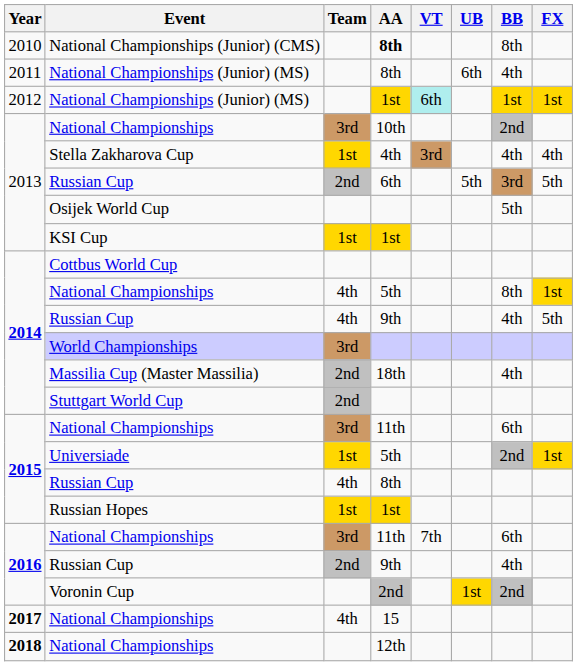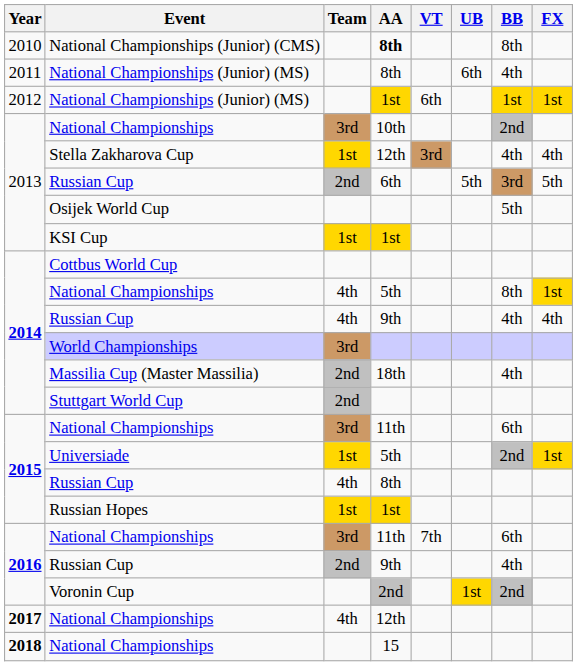(431, 100) paleturquoise background -> (431, 100) no background
(391, 154) 4th -> (391, 154) 12th
(552, 318) 5th -> (552, 318) 4th
(391, 619) 15 -> (391, 619) 12th
(391, 646) 12th -> (391, 646) 15
